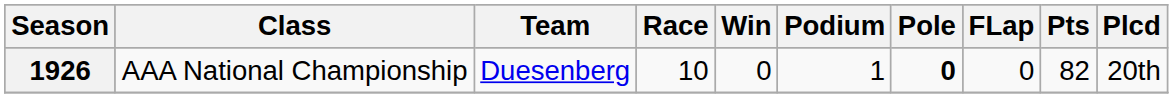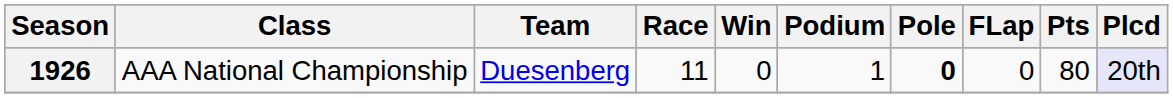(693, 69) 10 -> (694, 69) 11
(1075, 69) 82 -> (1075, 69) 80
(1134, 69) no background -> (1134, 69) lavender background
